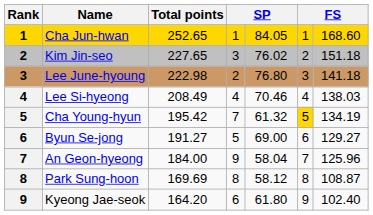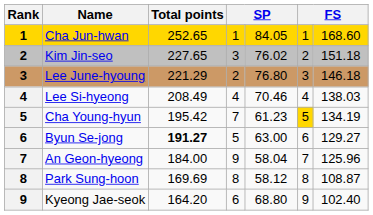(187, 76) 222.98 -> (187, 76) 221.29
(341, 76) 141.18 -> (341, 76) 146.18
(271, 117) 61.32 -> (271, 117) 61.23
(187, 138) normal -> (187, 138) bold
(271, 138) 69.00 -> (271, 138) 63.00
(271, 199) 61.80 -> (271, 199) 68.80
